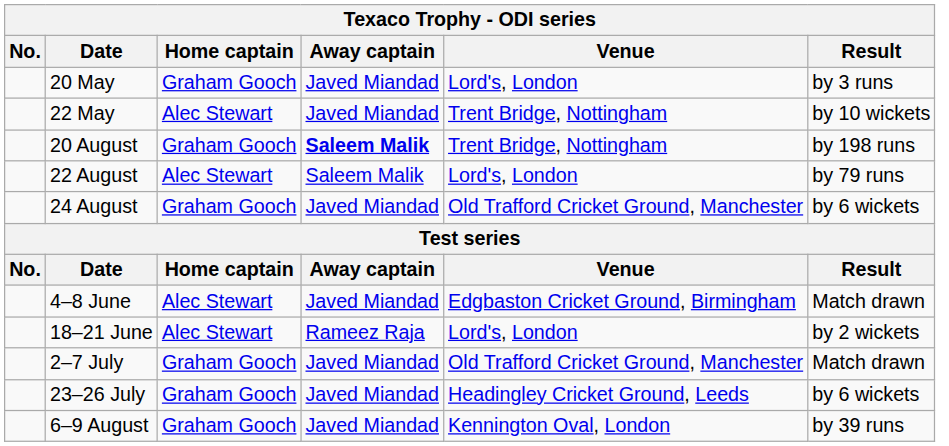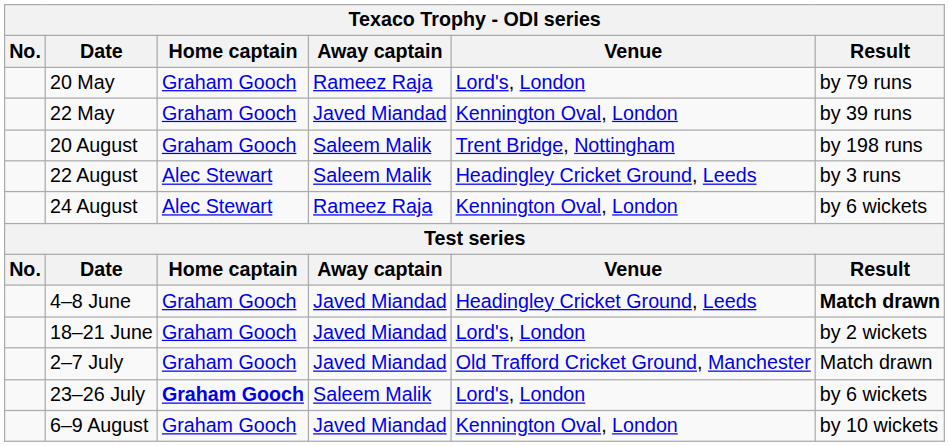(372, 82) Javed Miandad -> (373, 82) Rameez Raja
(853, 82) by 3 runs -> (866, 82) by 79 runs
(217, 113) Alec Stewart -> (229, 113) Graham Gooch
(558, 113) Trent Bridge, Nottingham -> (567, 113) Kennington Oval, London
(871, 113) by 10 wickets -> (866, 113) by 39 runs
(367, 144) bold -> (372, 144) normal
(513, 176) Lord's, London -> (606, 176) Headingley Cricket Ground, Leeds
(858, 176) by 79 runs -> (860, 176) by 3 runs
(229, 207) Graham Gooch -> (217, 207) Alec Stewart
(372, 207) Javed Miandad -> (373, 207) Rameez Raja
(626, 207) Old Trafford Cricket Ground, Manchester -> (567, 207) Kennington Oval, London
(217, 301) Alec Stewart -> (229, 301) Graham Gooch
(622, 301) Edgbaston Cricket Ground, Birmingham -> (606, 301) Headingley Cricket Ground, Leeds
(869, 301) normal -> (880, 301) bold
(217, 332) Alec Stewart -> (229, 332) Graham Gooch
(365, 332) Rameez Raja -> (380, 332) Javed Miandad
(229, 394) normal -> (233, 394) bold
(372, 394) Javed Miandad -> (372, 394) Saleem Malik
(598, 394) Headingley Cricket Ground, Leeds -> (520, 394) Lord's, London
(858, 425) by 39 runs -> (879, 425) by 10 wickets
